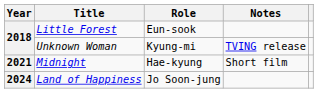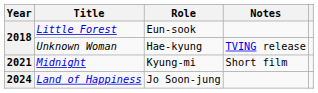(171, 46) Kyung-mi -> (174, 46) Hae-kyung
(174, 63) Hae-kyung -> (171, 63) Kyung-mi
